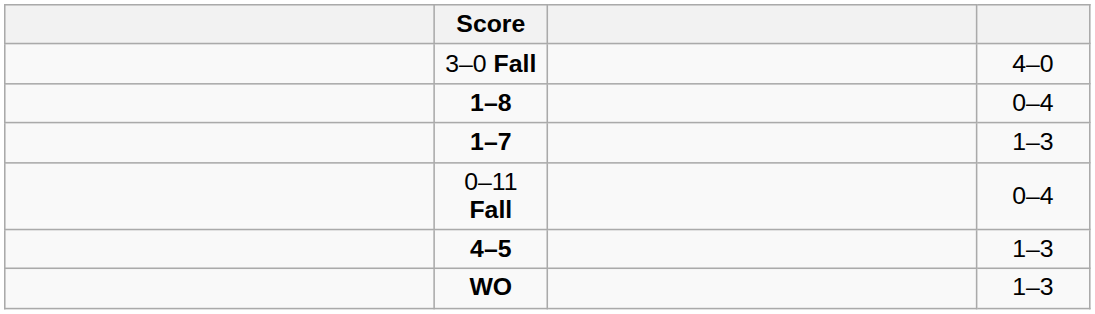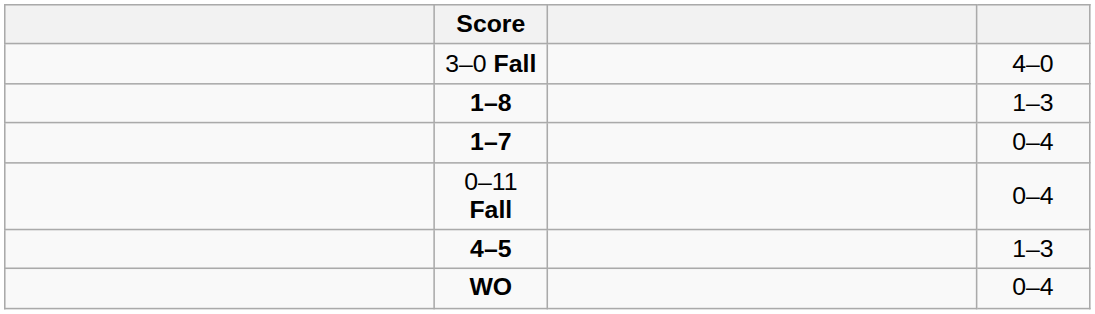(1033, 102) 0–4 -> (1033, 102) 1–3
(1033, 142) 1–3 -> (1033, 142) 0–4
(1033, 288) 1–3 -> (1033, 288) 0–4
